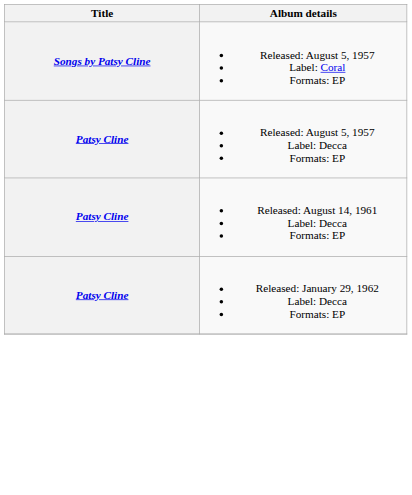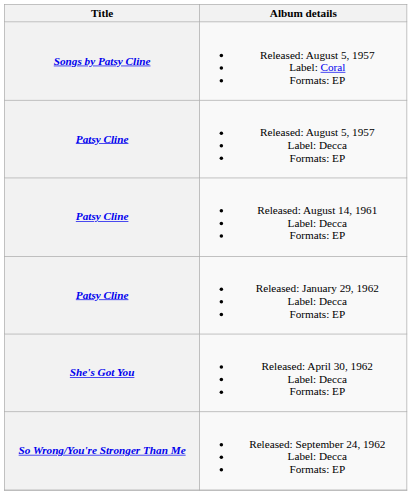+ row: (303, 379)
+ row: (303, 457)
